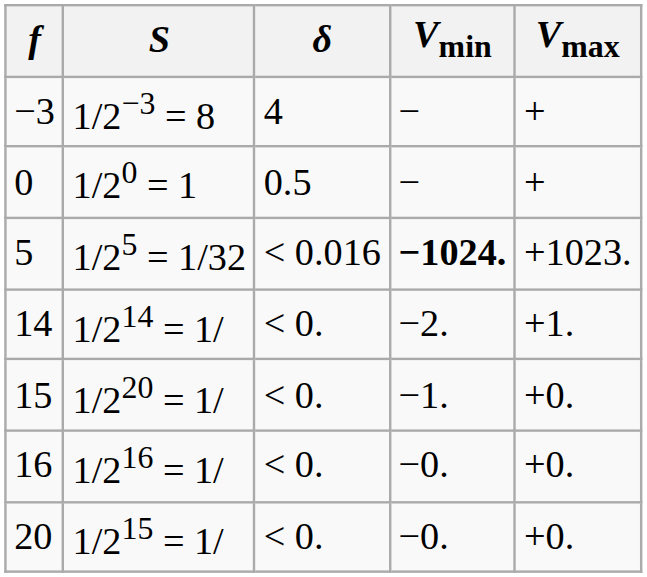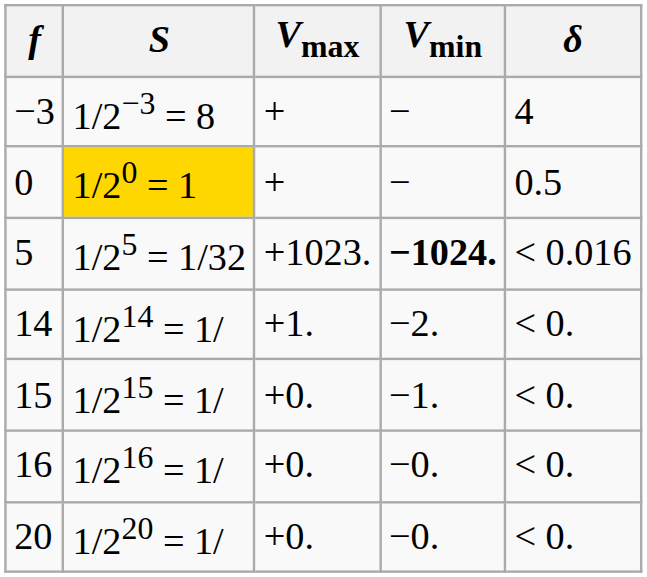columns swapped: (322, 39) <-> (578, 39)
(135, 181) no background -> (135, 181) gold background
(148, 394) 1/220 = 1/ -> (148, 394) 1/215 = 1/
(148, 536) 1/215 = 1/ -> (148, 536) 1/220 = 1/
